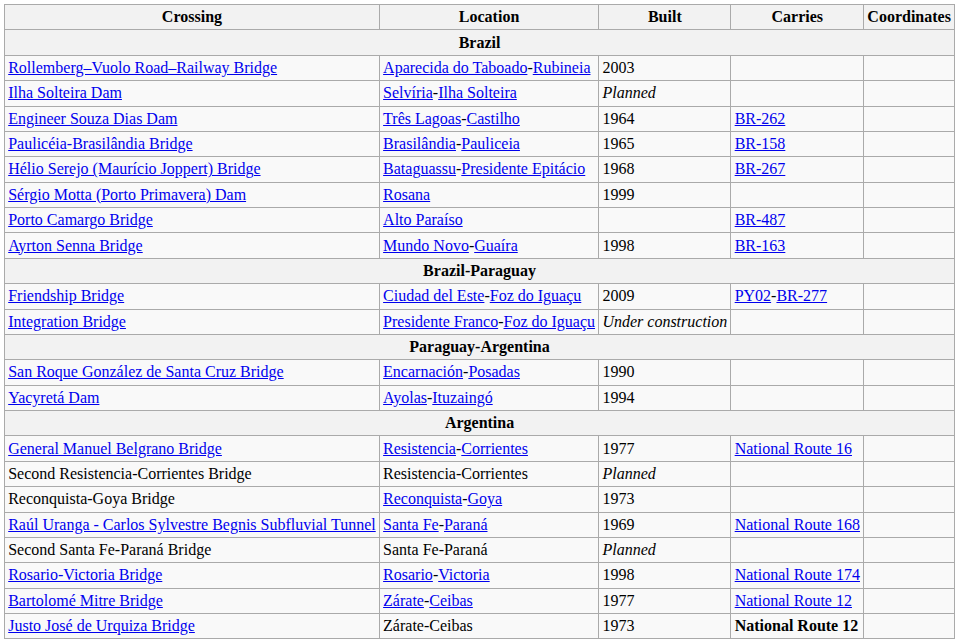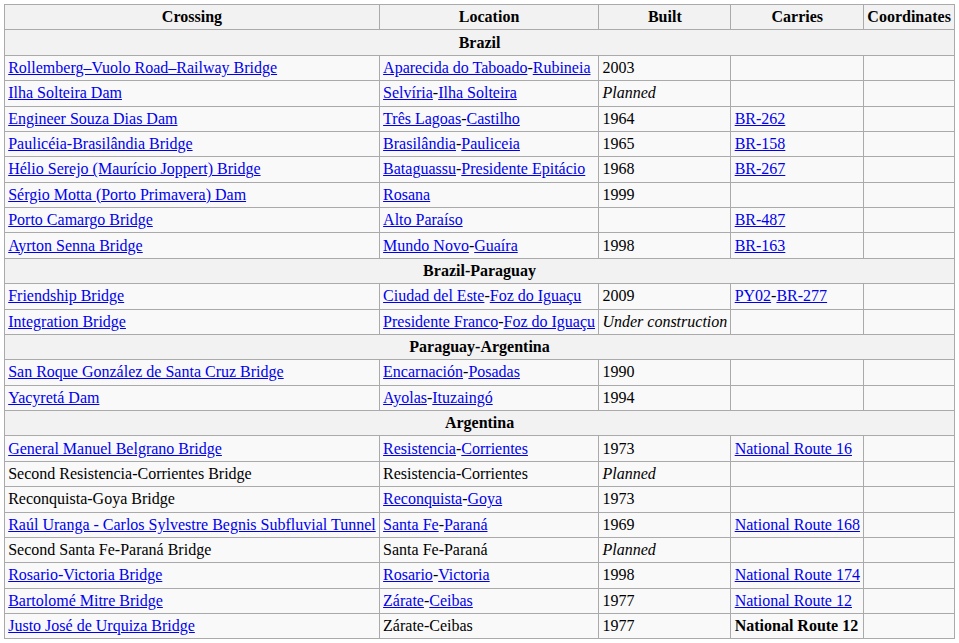(618, 448) 1977 -> (618, 448) 1973
(618, 626) 1973 -> (618, 626) 1977
